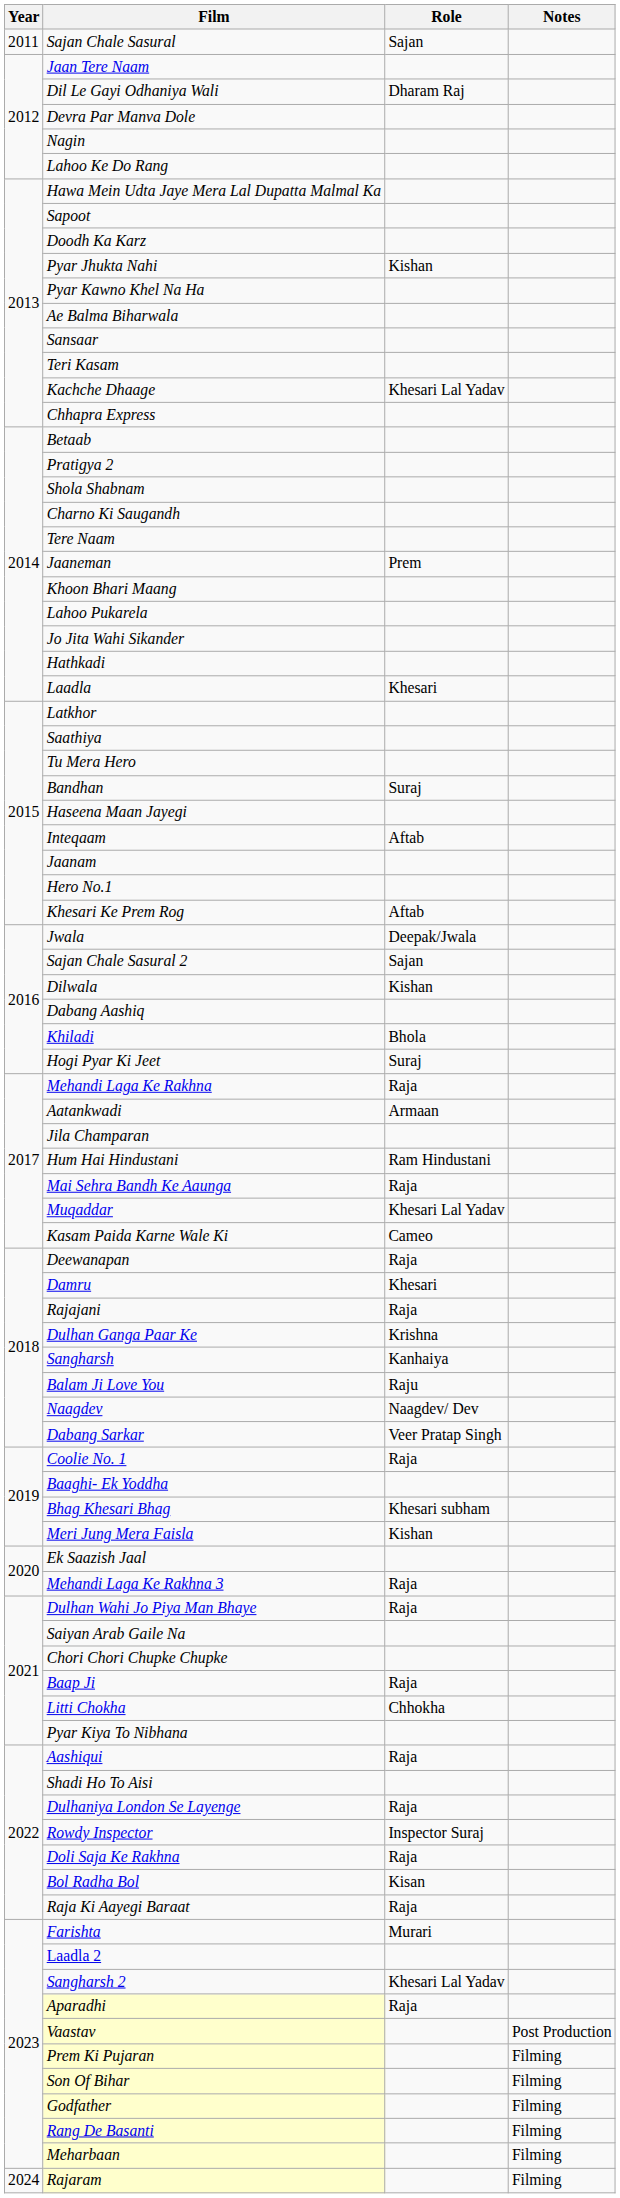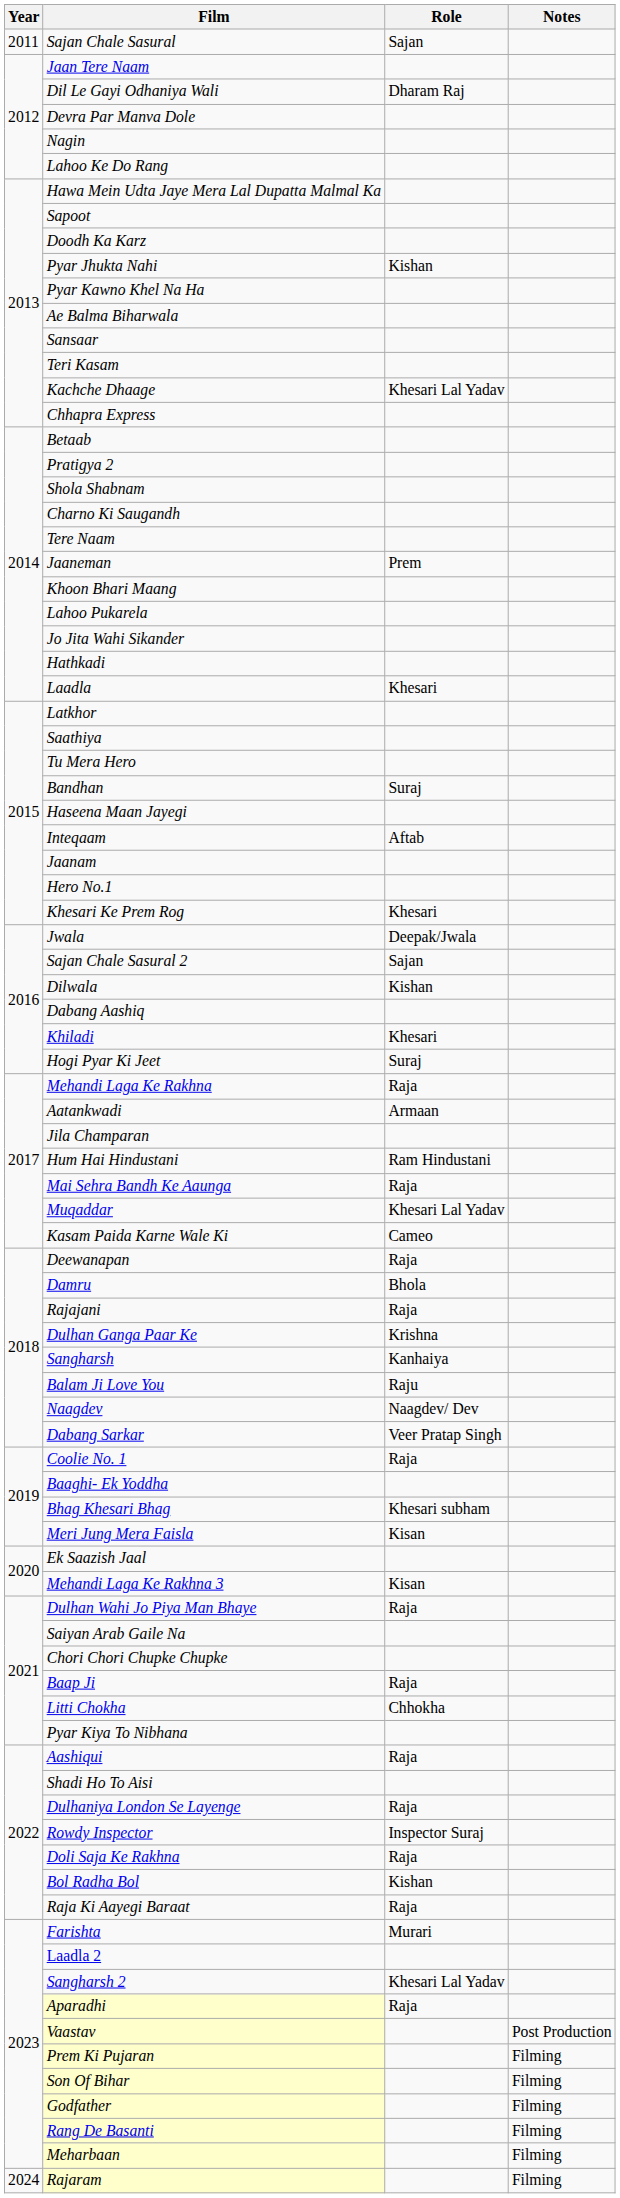(406, 912) Aftab -> (413, 912) Khesari
(407, 1036) Bhola -> (413, 1036) Khesari
(413, 1285) Khesari -> (407, 1285) Bhola
(411, 1533) Kishan -> (407, 1533) Kisan
(403, 1583) Raja -> (407, 1583) Kisan
(407, 1881) Kisan -> (411, 1881) Kishan
